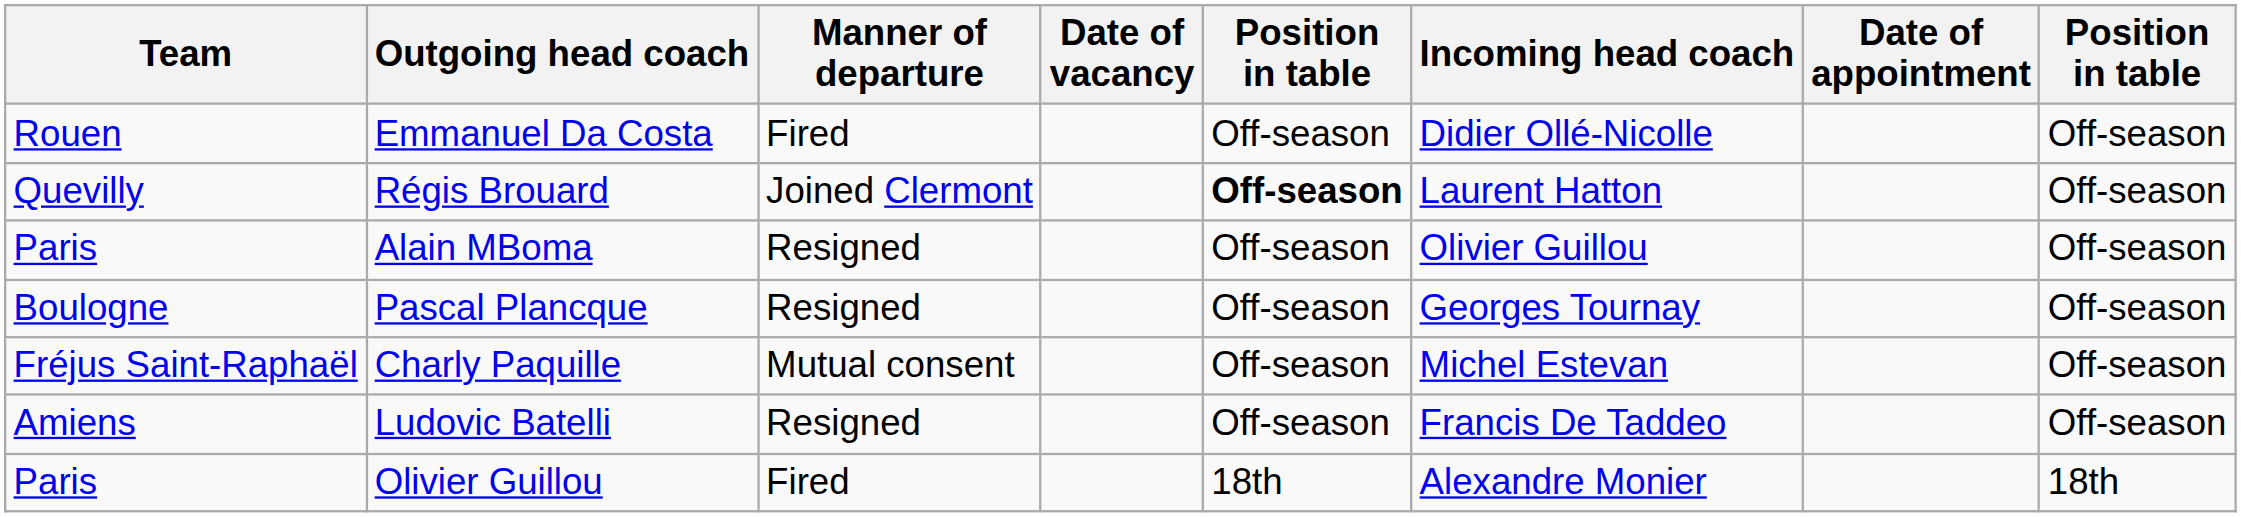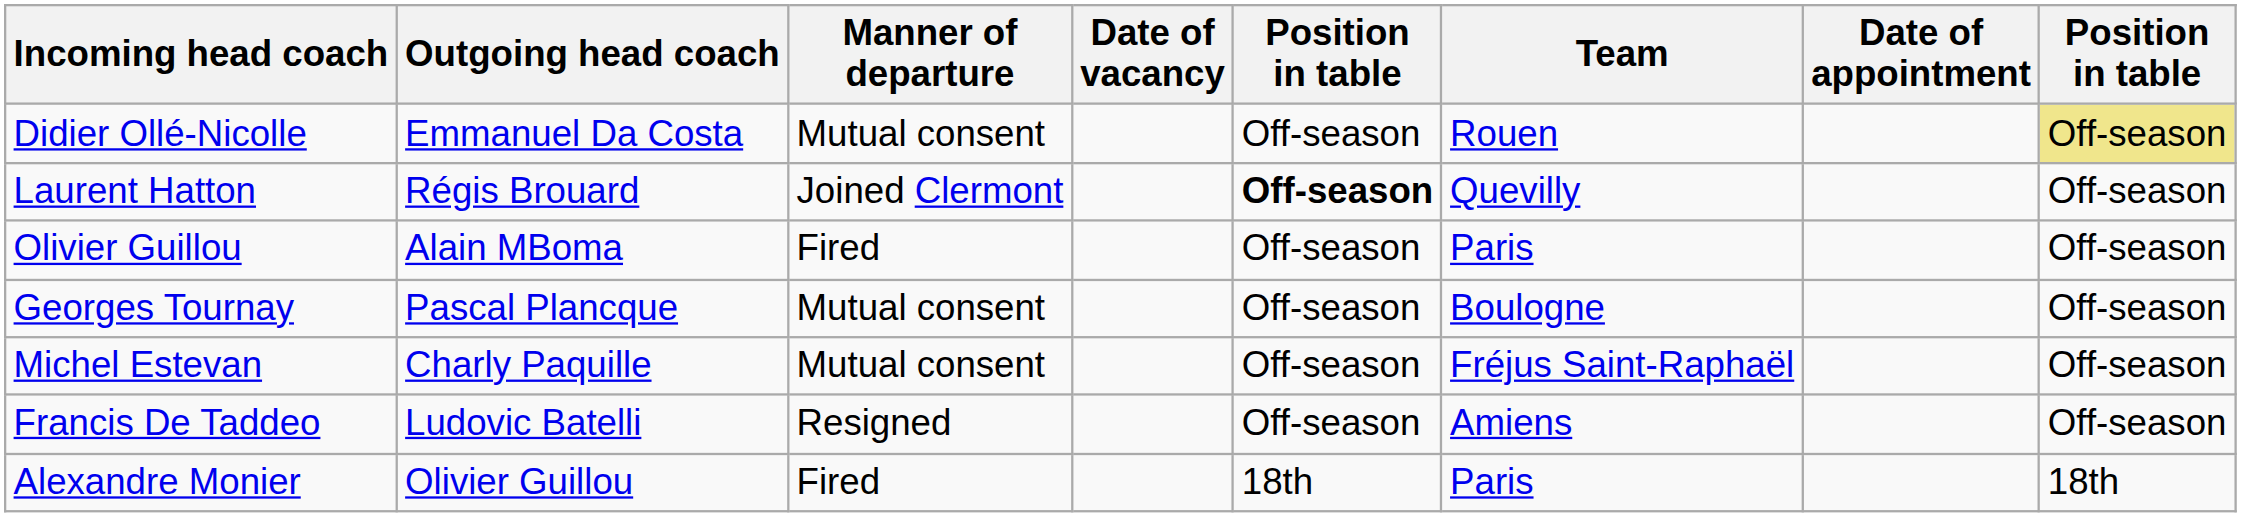columns swapped: (186, 54) <-> (1607, 54)
(808, 132) Fired -> (921, 132) Mutual consent
(2137, 132) no background -> (2137, 132) khaki background
(844, 249) Resigned -> (838, 249) Fired
(844, 307) Resigned -> (921, 307) Mutual consent
